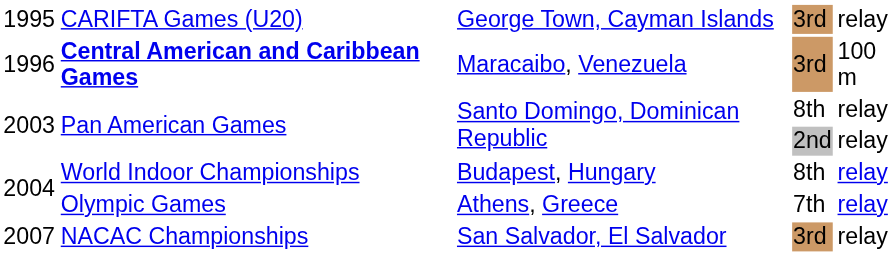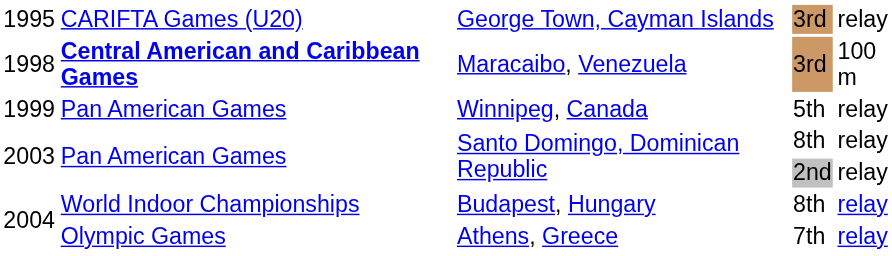(29, 64) 1996 -> (29, 64) 1998
+ row: (552, 109)
- row: (592, 236)
